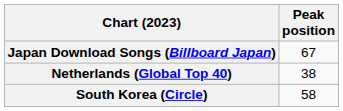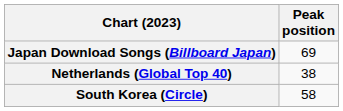(309, 52) 67 -> (309, 52) 69
